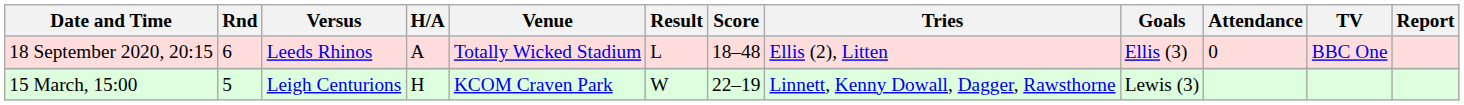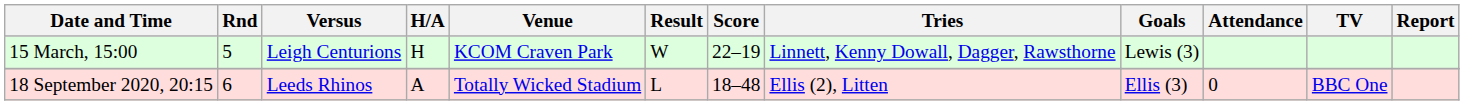rows swapped: (73, 83) <-> (111, 51)
